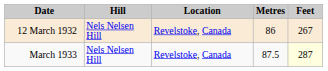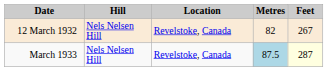(270, 30) 86 -> (270, 30) 82
(270, 54) no background -> (270, 54) lightblue background
